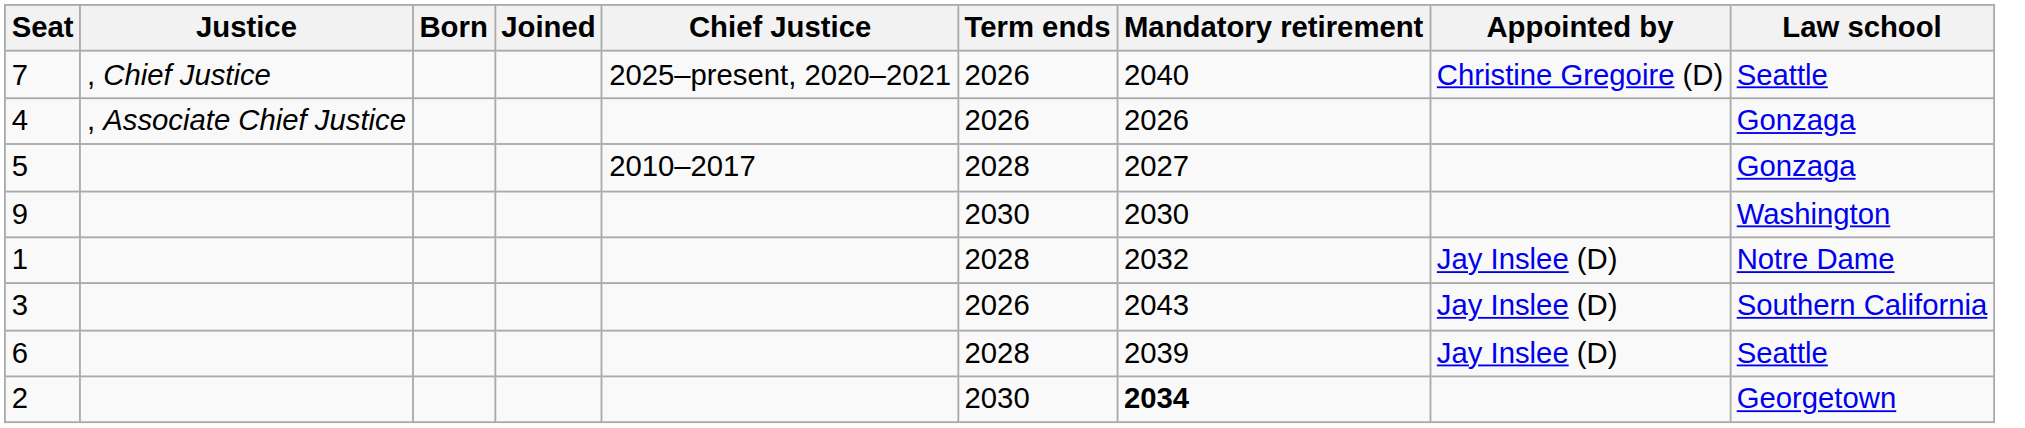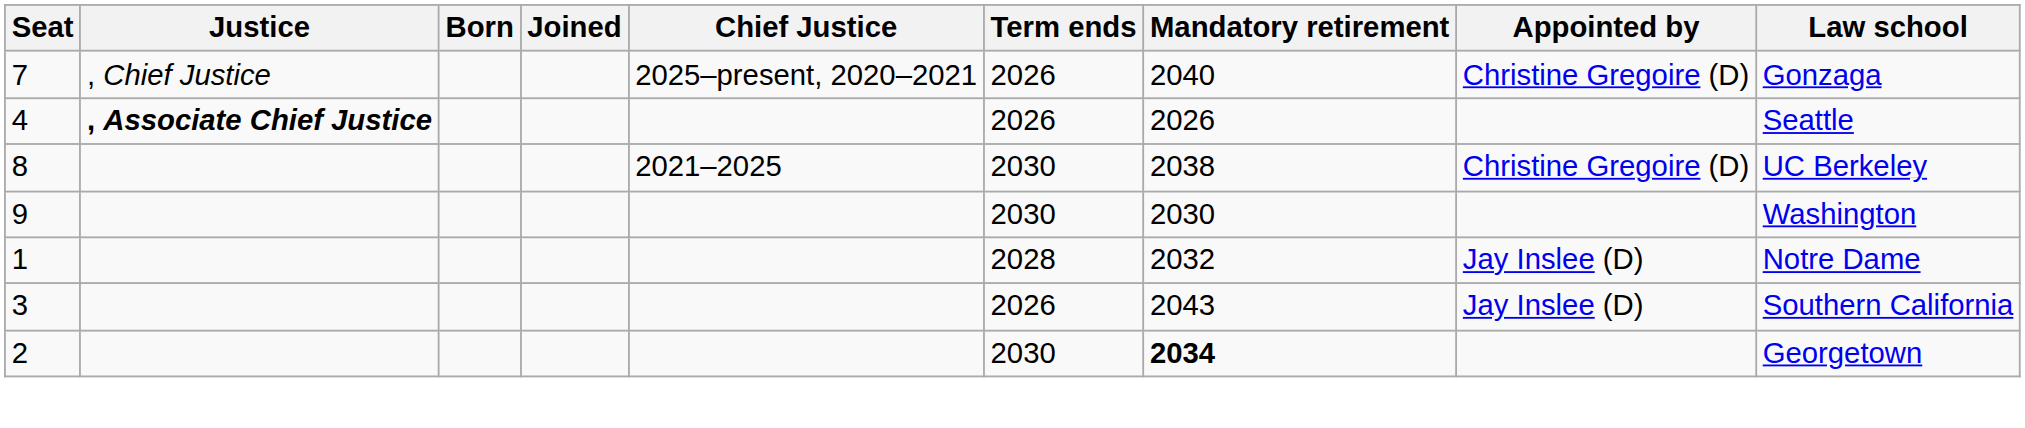(1782, 74) Seattle -> (1822, 74) Gonzaga
(246, 120) normal -> (259, 120) bold
(1796, 120) Gonzaga -> (1808, 120) Seattle
- row: (20, 167)
+ row: (20, 167)
- row: (20, 352)
